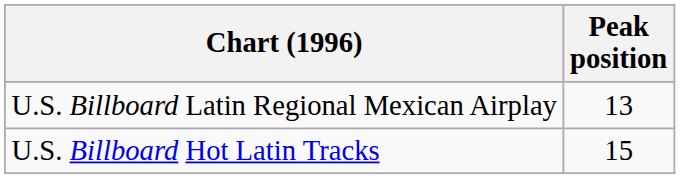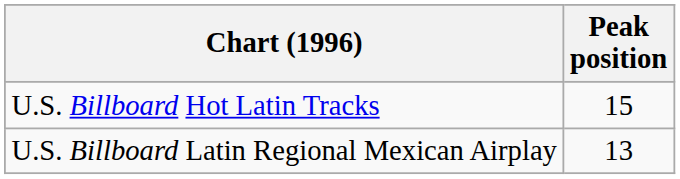rows swapped: (196, 150) <-> (284, 104)
